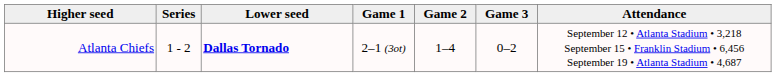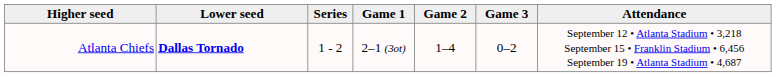columns swapped: (179, 13) <-> (277, 13)
